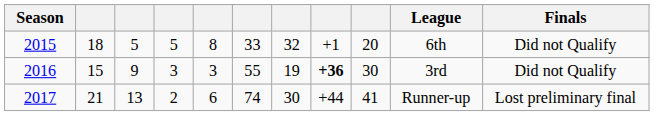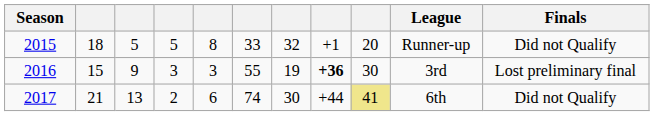(436, 44) 6th -> (436, 44) Runner-up
(565, 71) Did not Qualify -> (565, 71) Lost preliminary final
(370, 97) no background -> (370, 97) khaki background
(436, 97) Runner-up -> (436, 97) 6th
(565, 97) Lost preliminary final -> (565, 97) Did not Qualify
